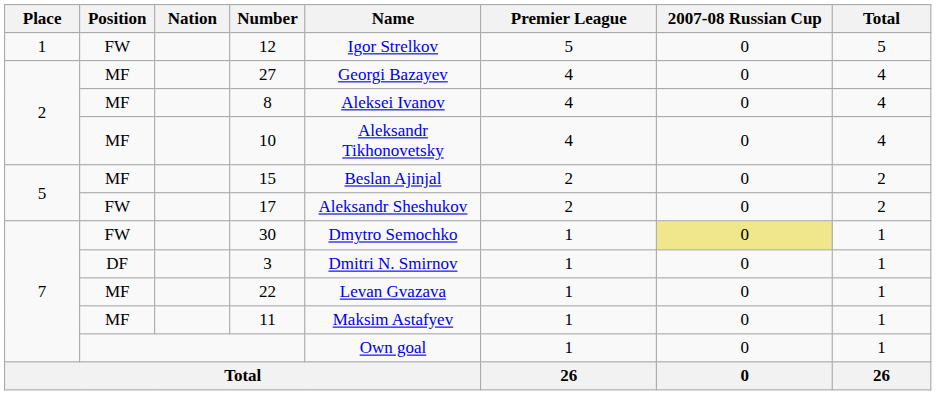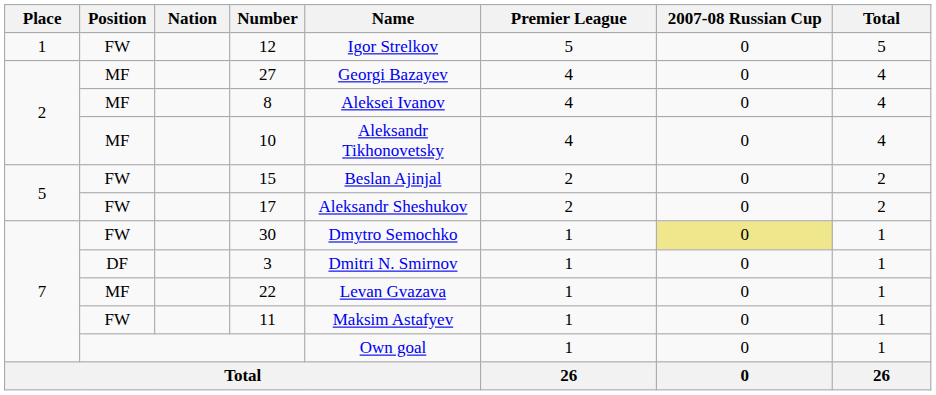(117, 179) MF -> (117, 179) FW
(117, 319) MF -> (117, 319) FW
